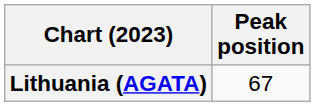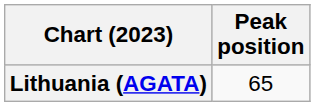(261, 82) 67 -> (261, 82) 65
